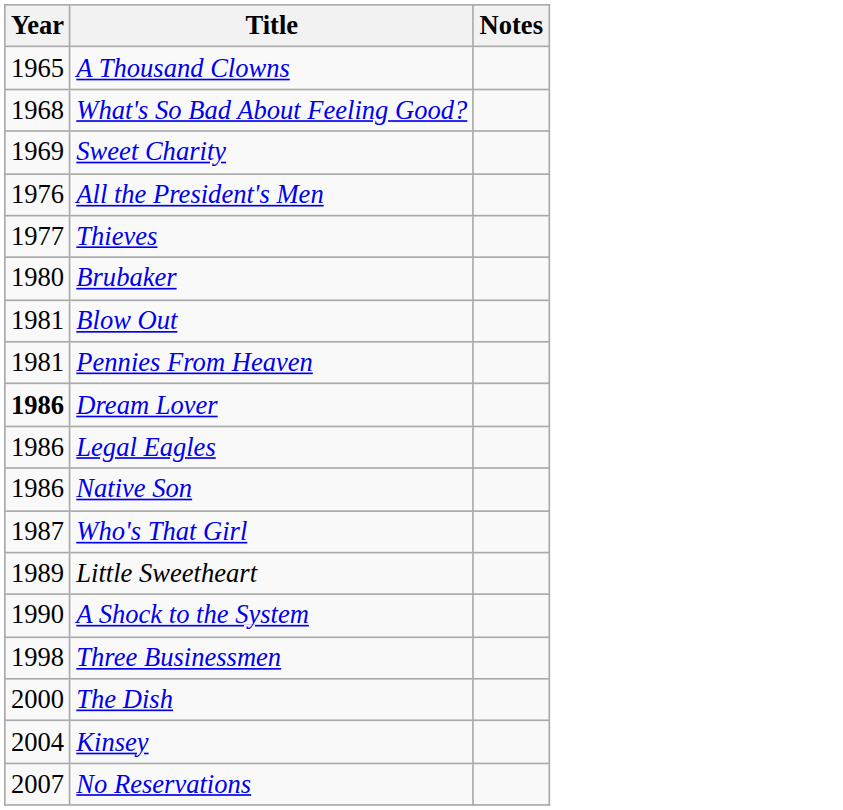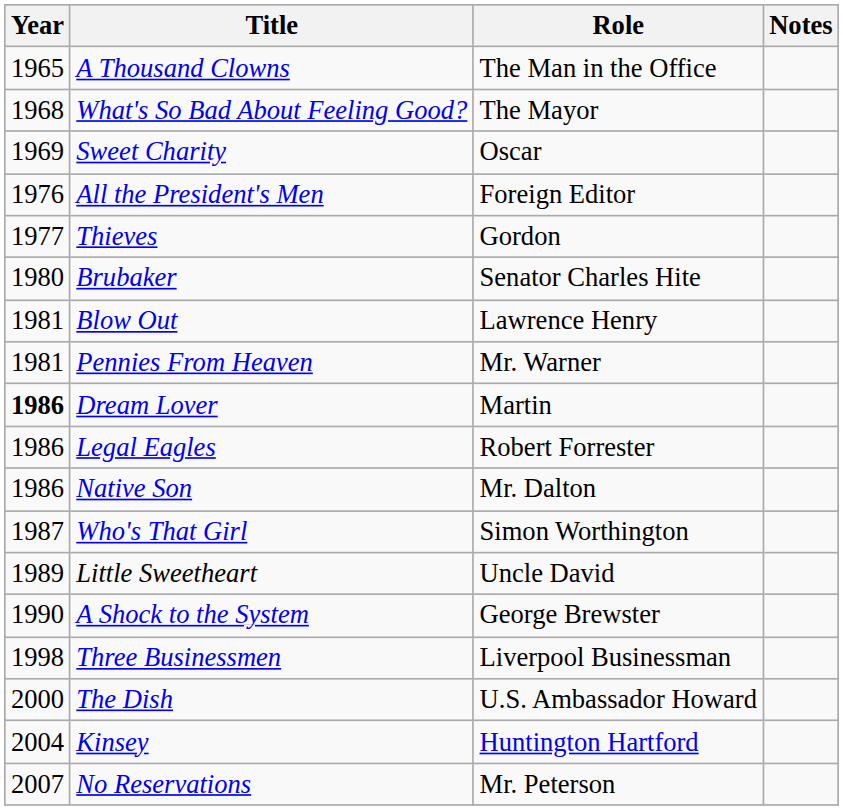+ column: (618, 25)
